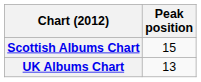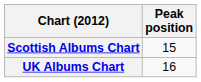(169, 67) 13 -> (169, 67) 16
